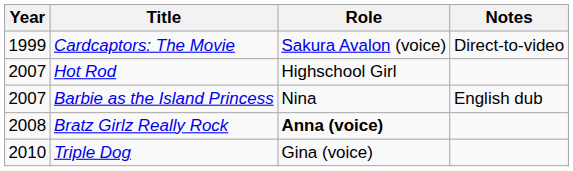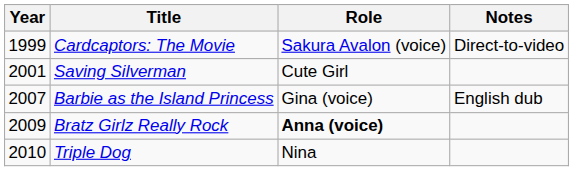+ row: (120, 71)
- row: (85, 71)
(299, 98) Nina -> (327, 98) Gina (voice)
(27, 125) 2008 -> (27, 125) 2009
(327, 152) Gina (voice) -> (299, 152) Nina
